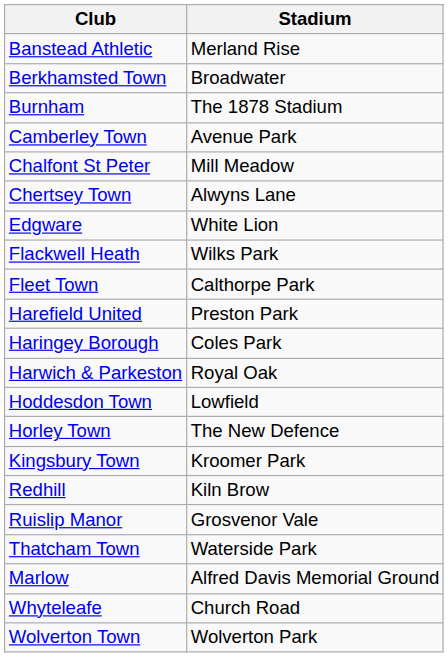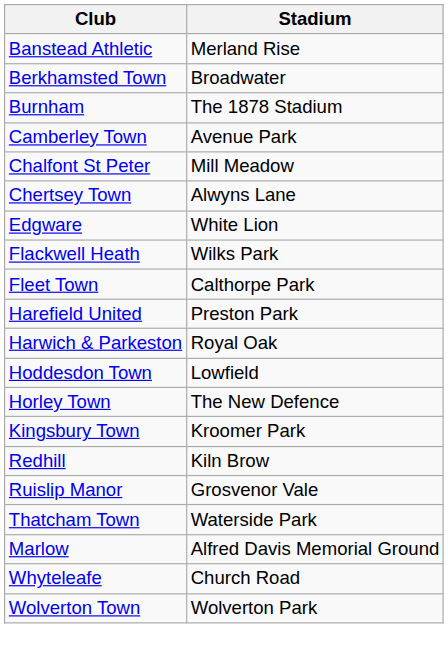- row: (84, 343)
